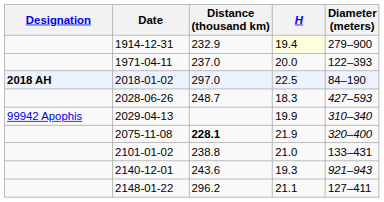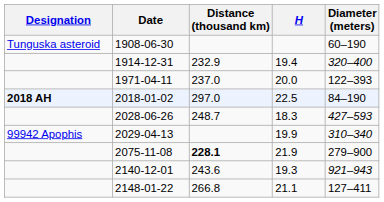+ row: (144, 44)
(286, 44) lightyellow background -> (286, 62) no background
(350, 44) 279–900 -> (350, 62) 320–400
(350, 134) 320–400 -> (350, 152) 279–900
- row: (144, 152)
(206, 188) 296.2 -> (206, 188) 266.8
